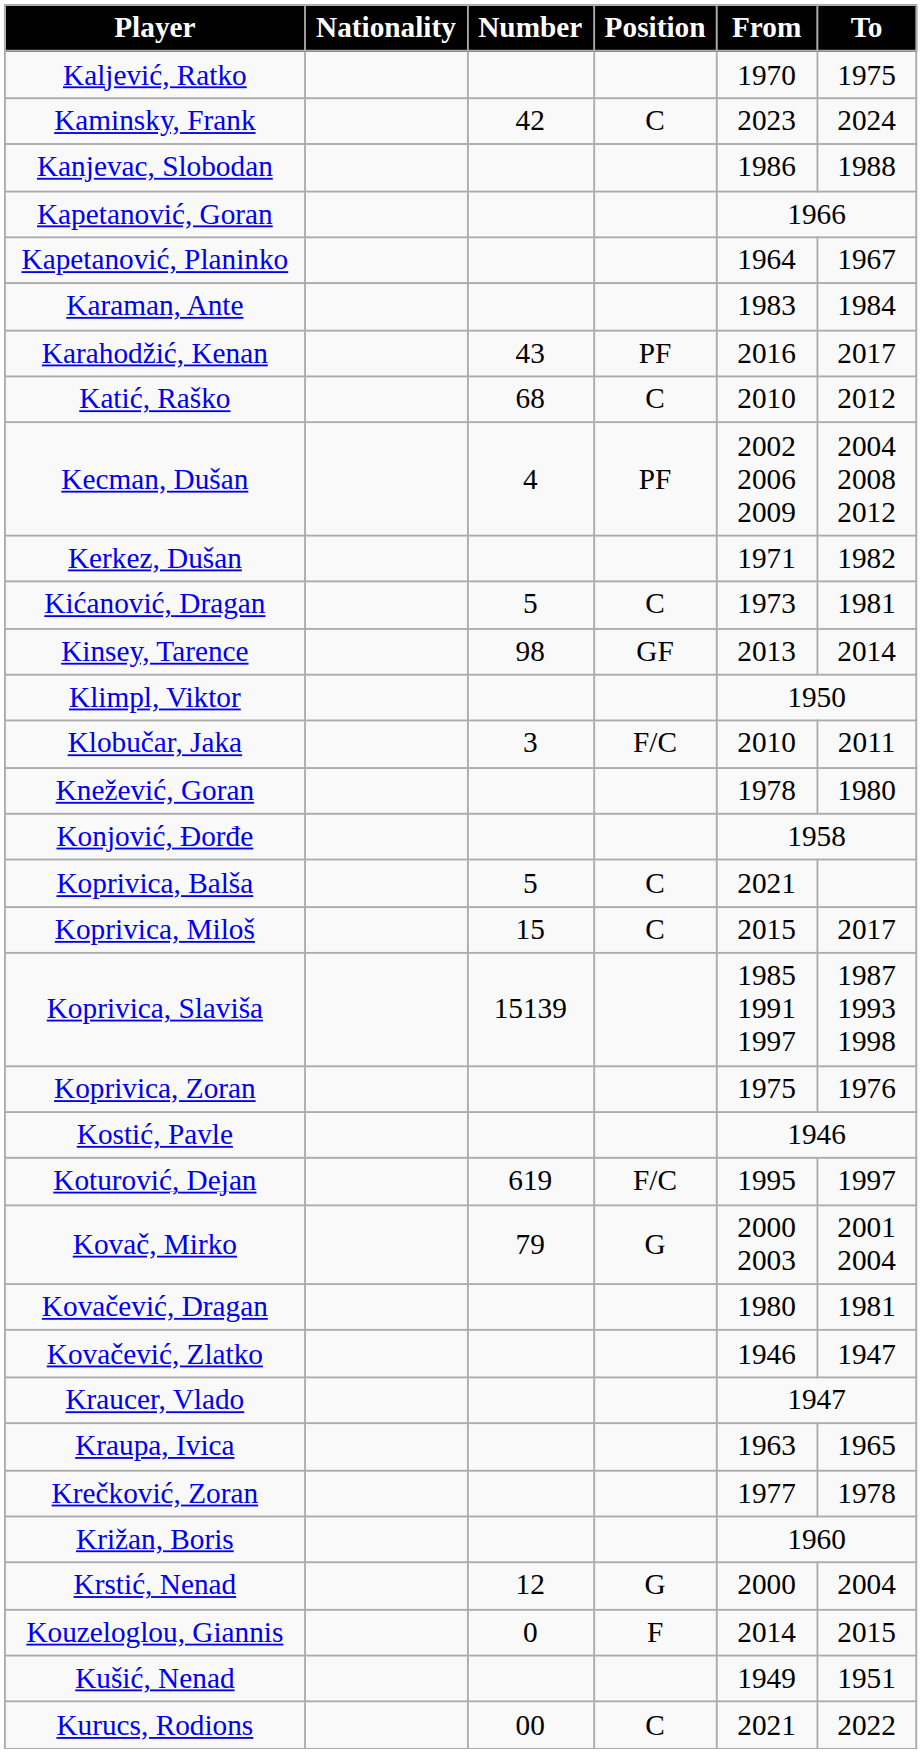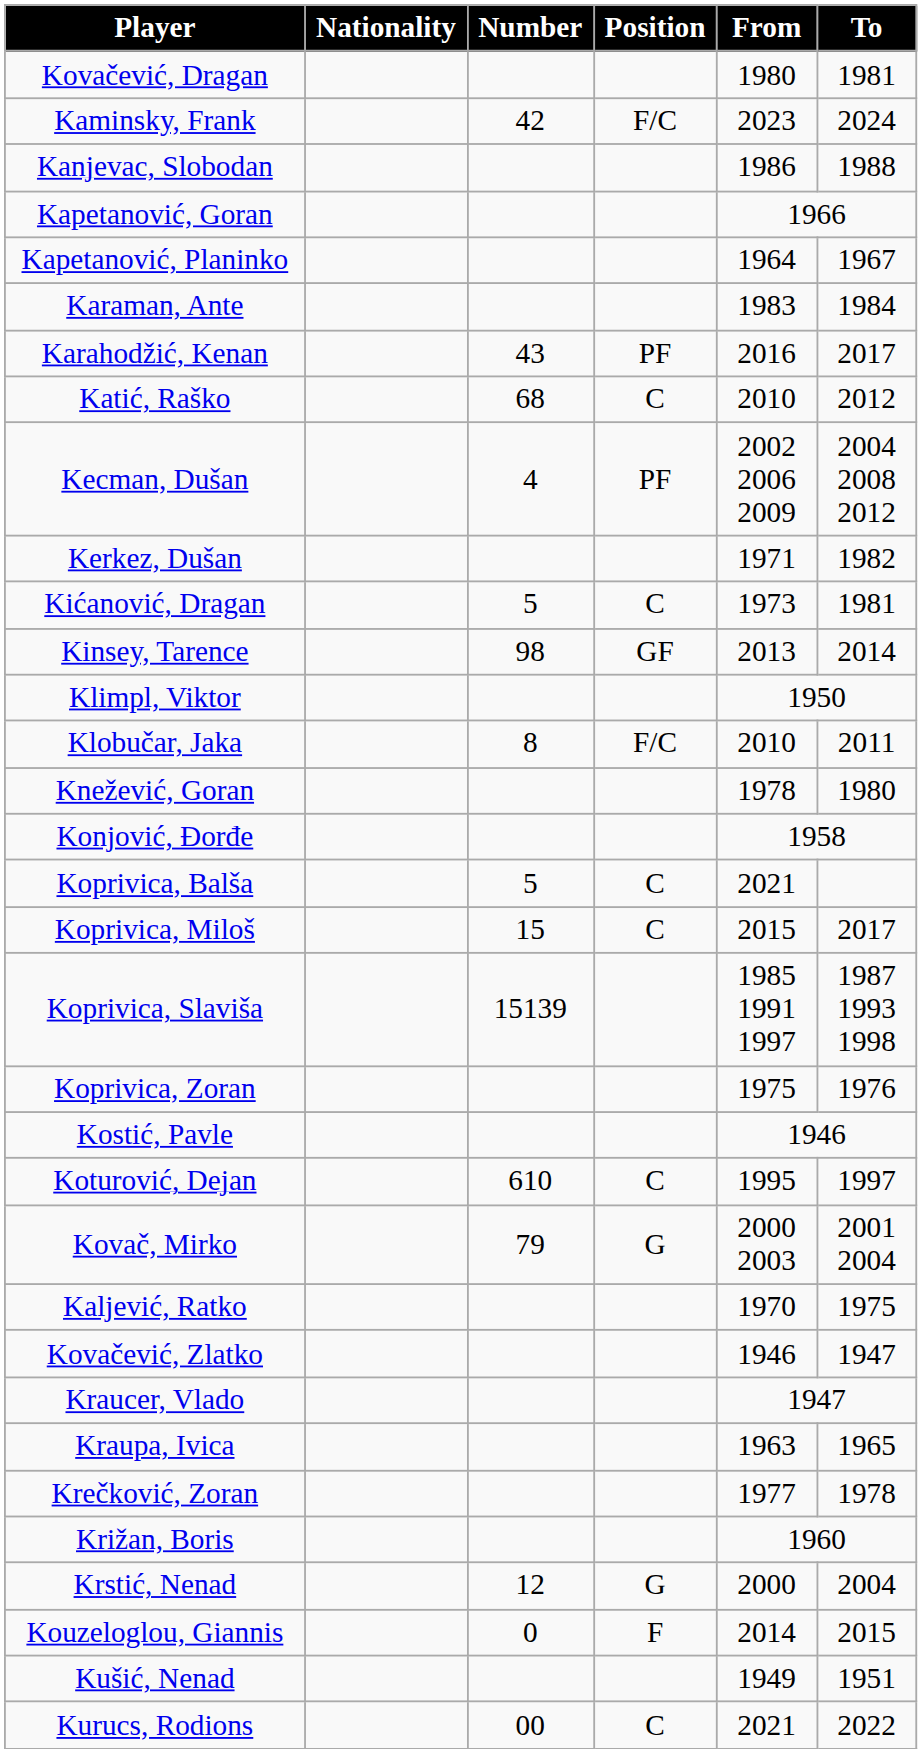rows swapped: (155, 74) <-> (155, 1306)
(655, 120) C -> (655, 120) F/C
(530, 743) 3 -> (530, 743) 8
(530, 1181) 619 -> (530, 1181) 610
(655, 1181) F/C -> (655, 1181) C
